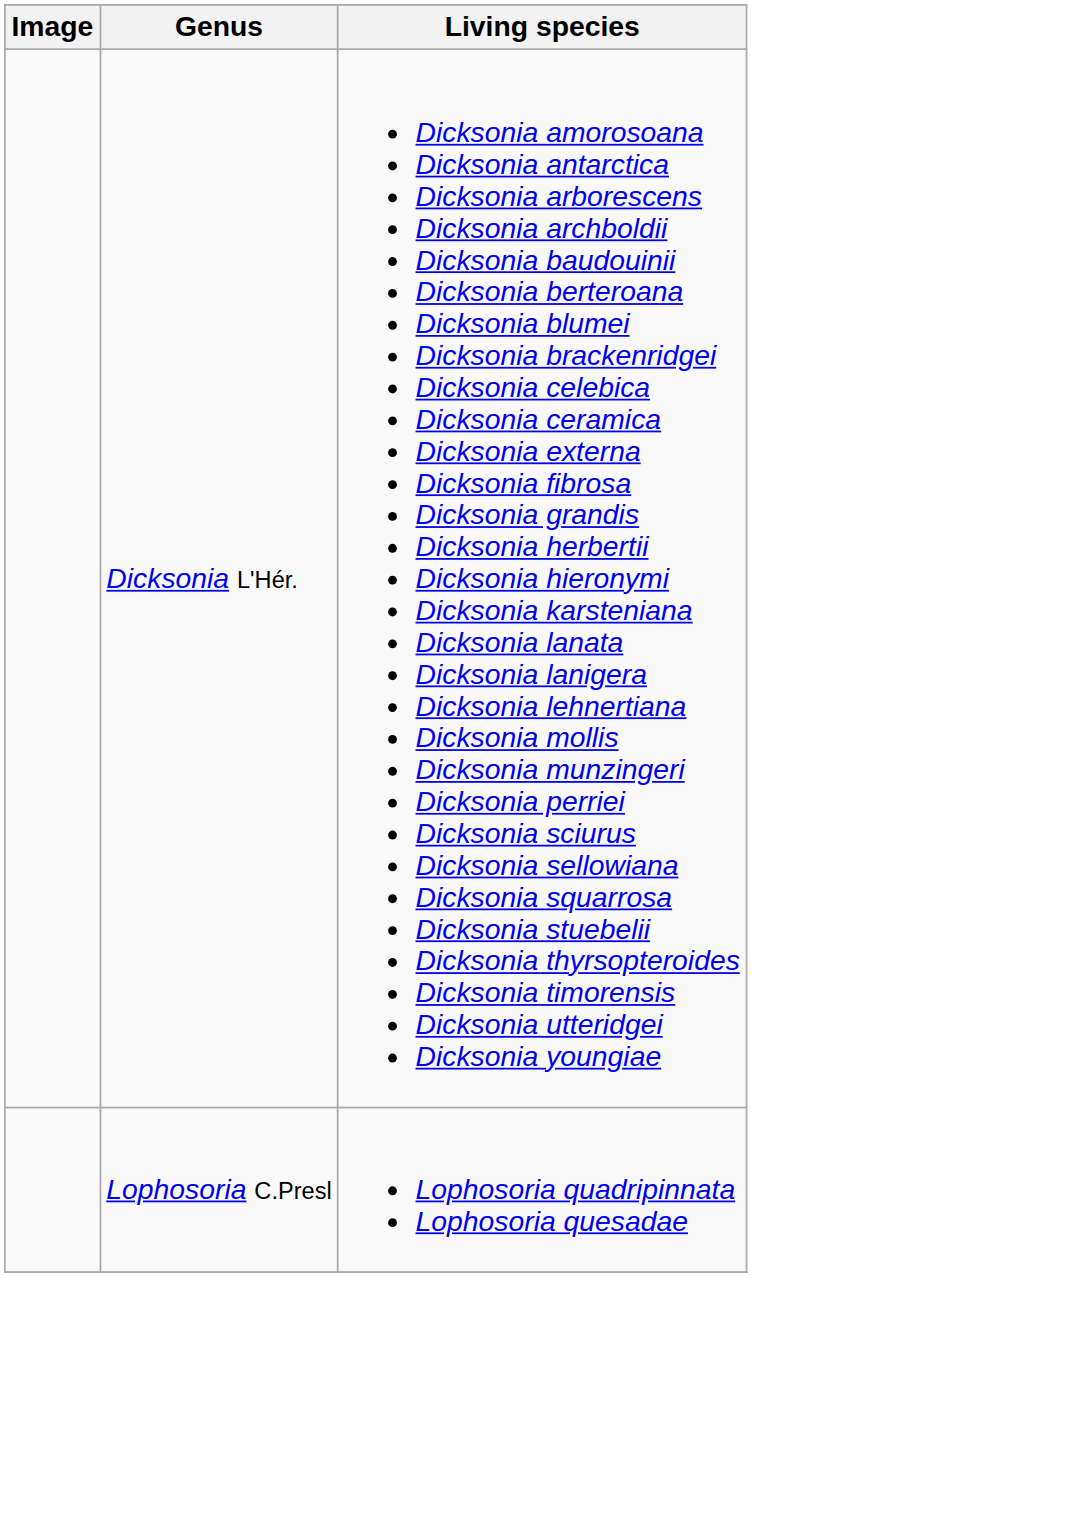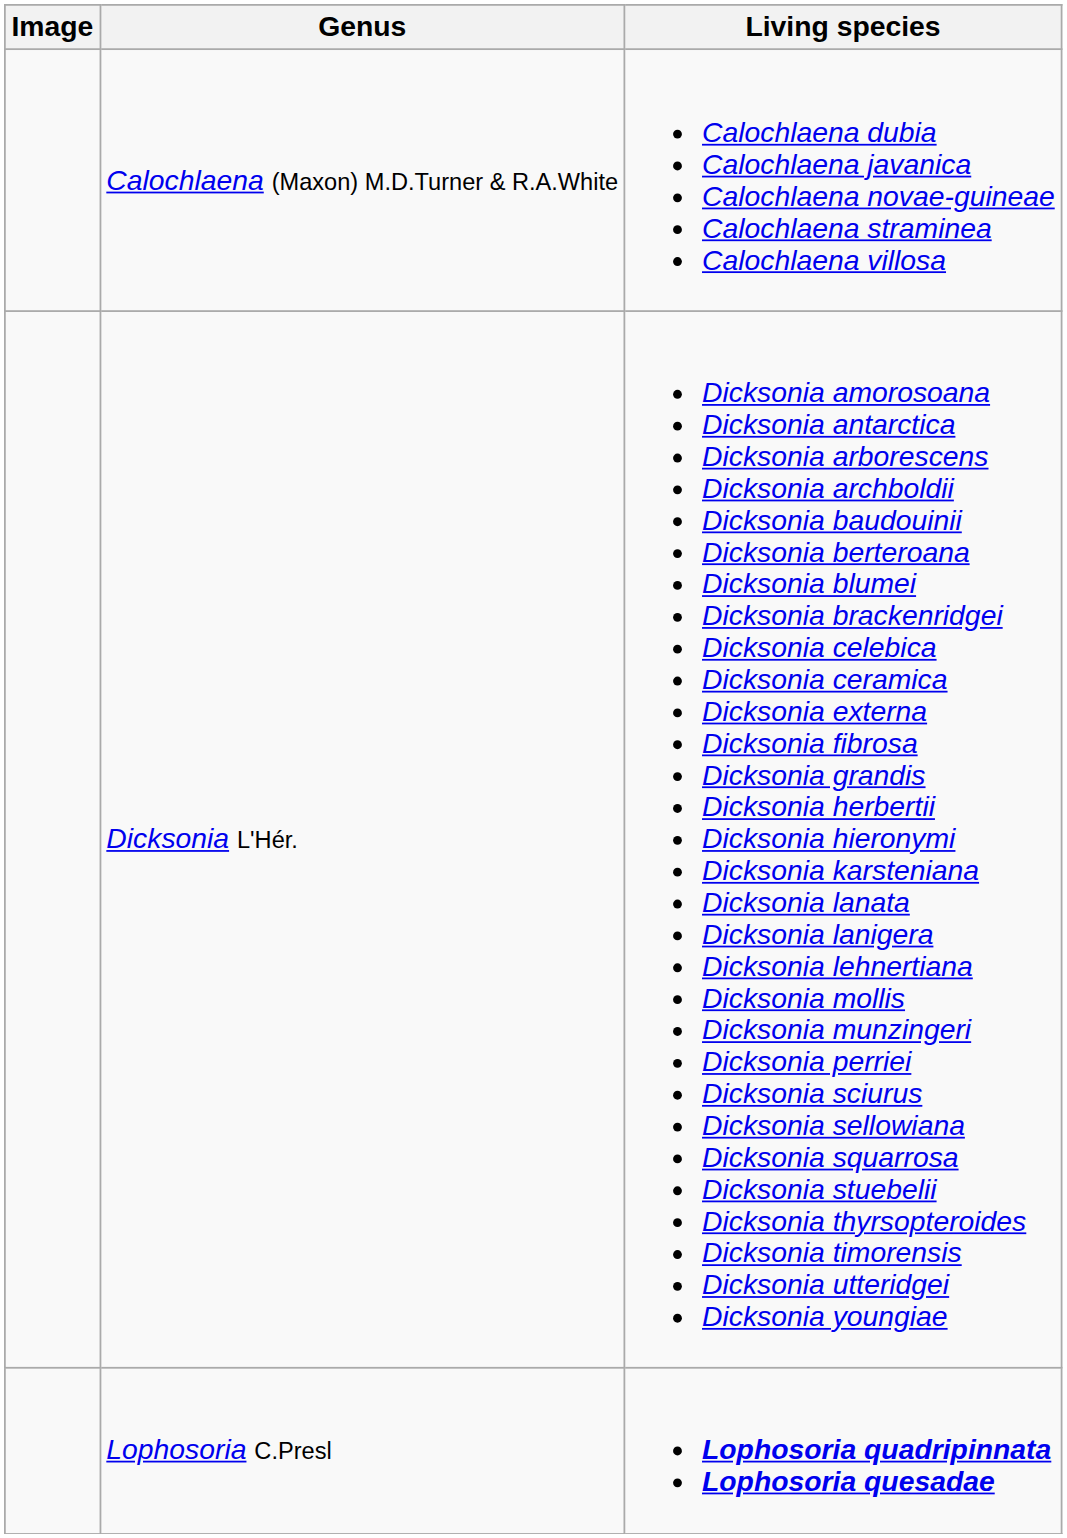+ row: (362, 179)
(542, 1206) normal -> (843, 1467) bold
